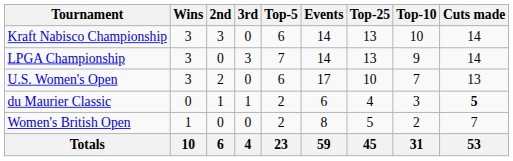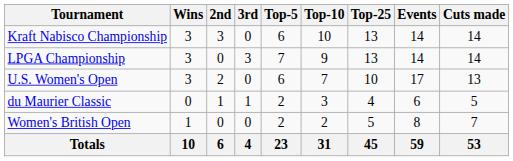columns swapped: (416, 15) <-> (324, 15)
(474, 101) bold -> (474, 101) normal
